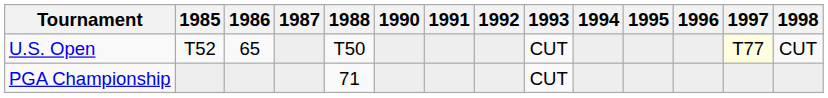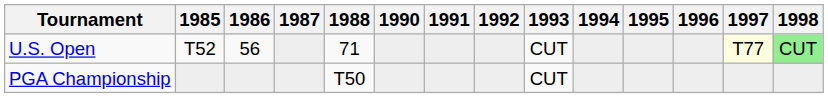(250, 49) 65 -> (250, 49) 56
(349, 49) T50 -> (349, 49) 71
(798, 49) no background -> (798, 49) lightgreen background
(349, 78) 71 -> (349, 78) T50
